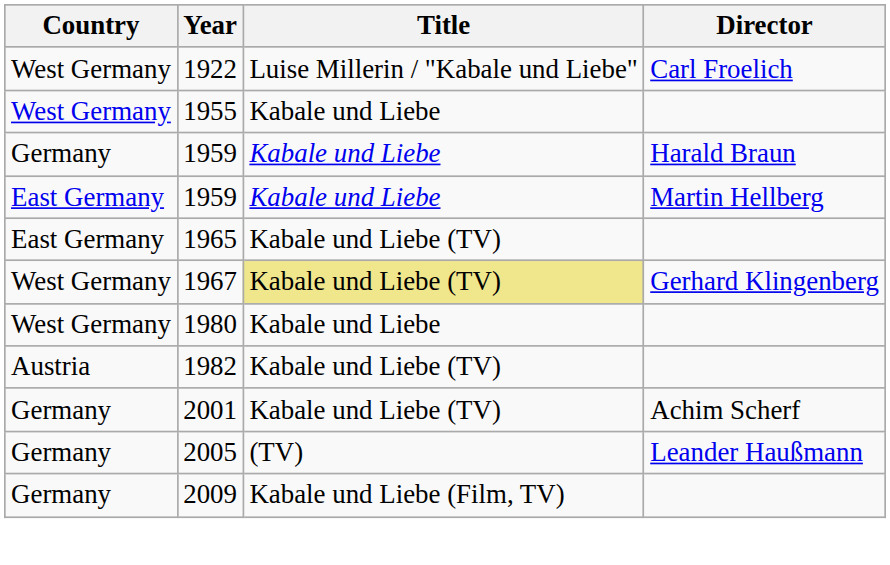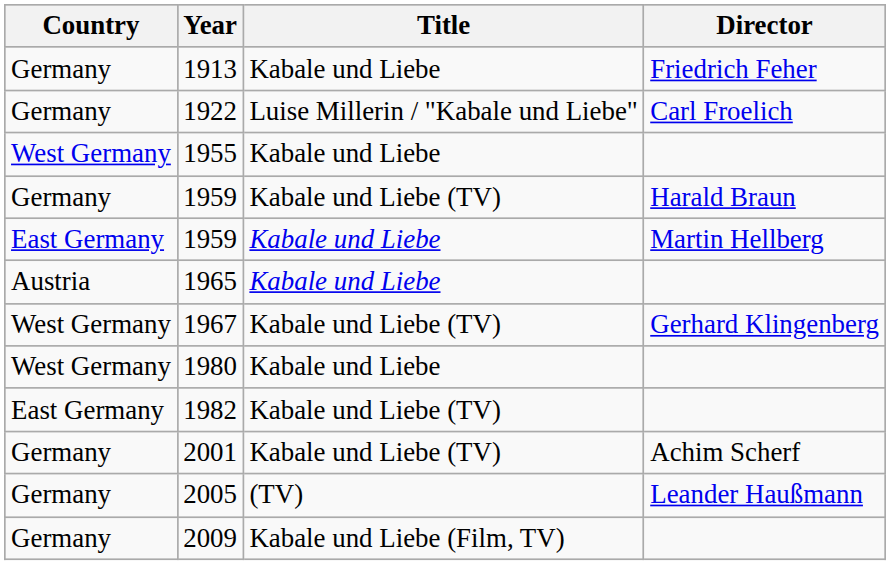+ row: (210, 68)
(91, 68) West Germany -> (61, 111) Germany
(345, 153) Kabale und Liebe -> (375, 196) Kabale und Liebe (TV)
(88, 238) East Germany -> (51, 281) Austria
(375, 238) Kabale und Liebe (TV) -> (345, 281) Kabale und Liebe
(375, 281) khaki background -> (375, 324) no background
(51, 366) Austria -> (88, 409) East Germany
